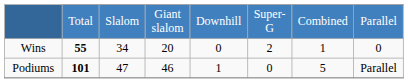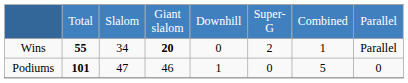(168, 48) normal -> (168, 48) bold
(378, 48) 0 -> (378, 48) Parallel
(378, 68) Parallel -> (378, 68) 0
